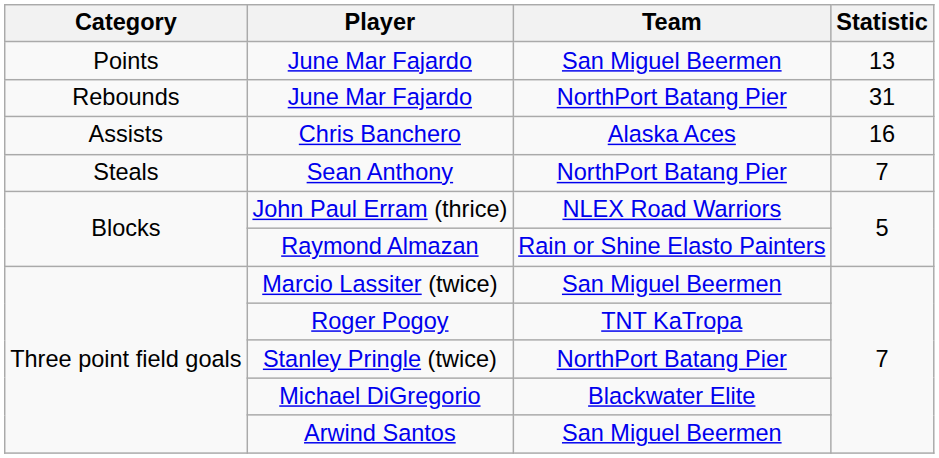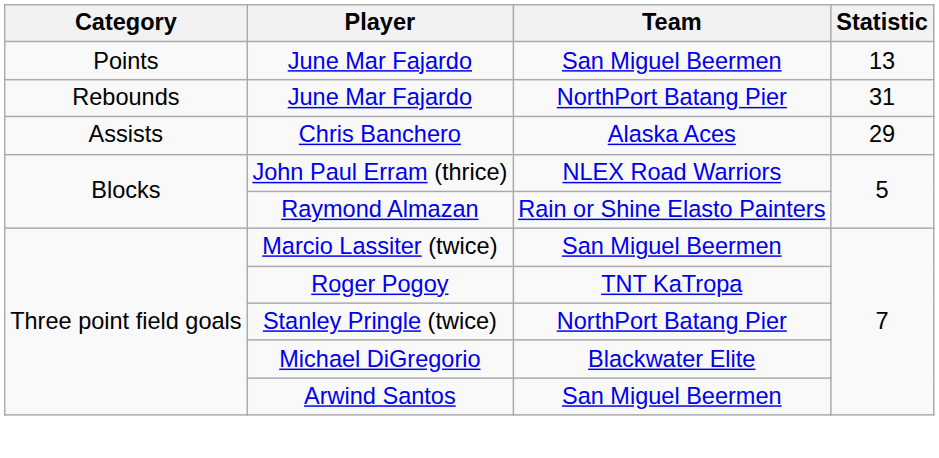(882, 135) 16 -> (882, 135) 29
- row: (126, 172)
